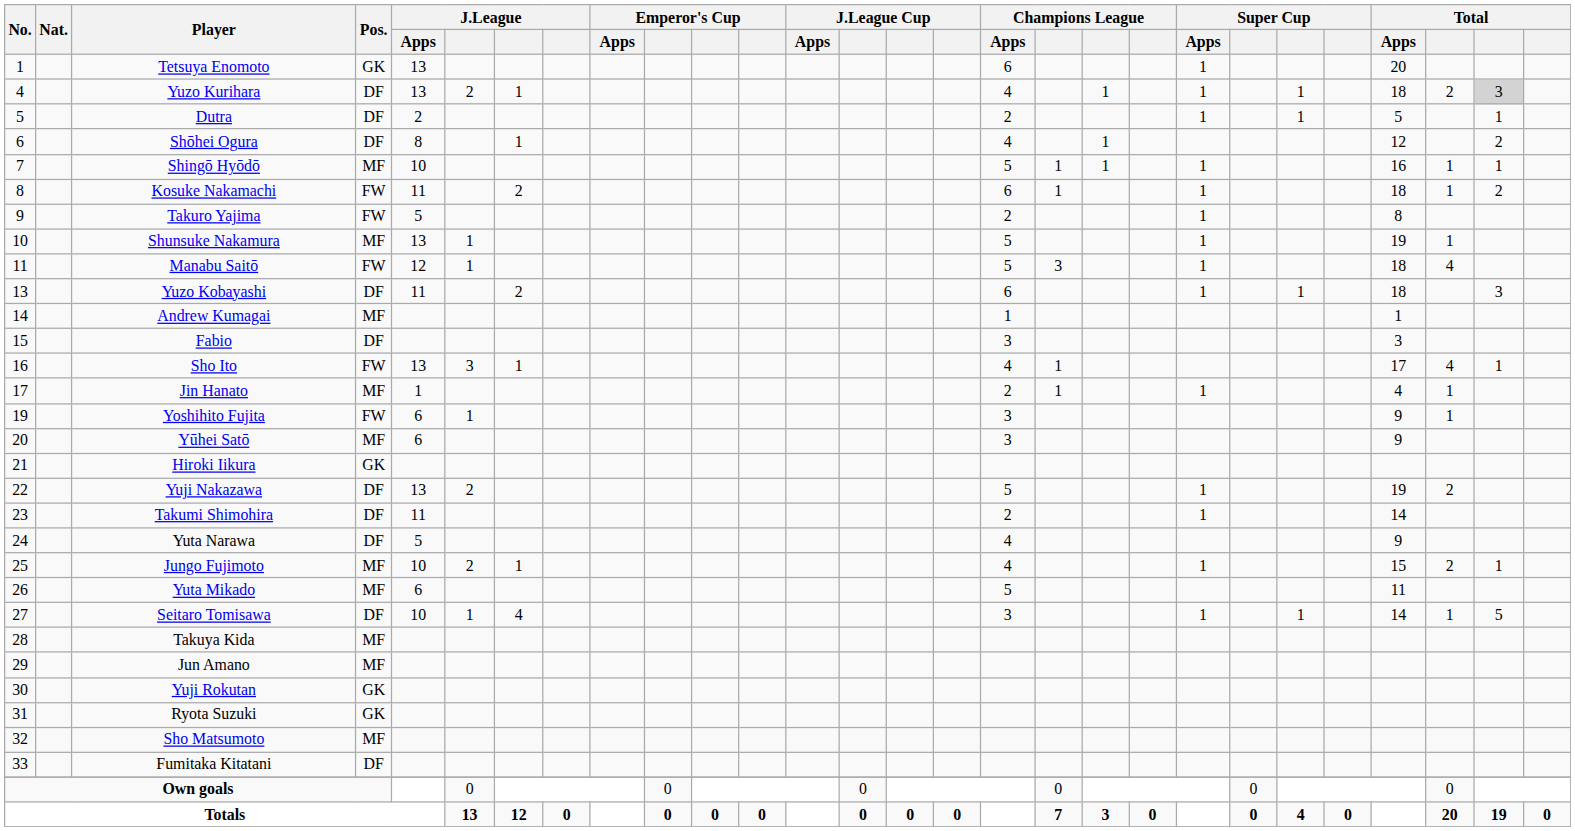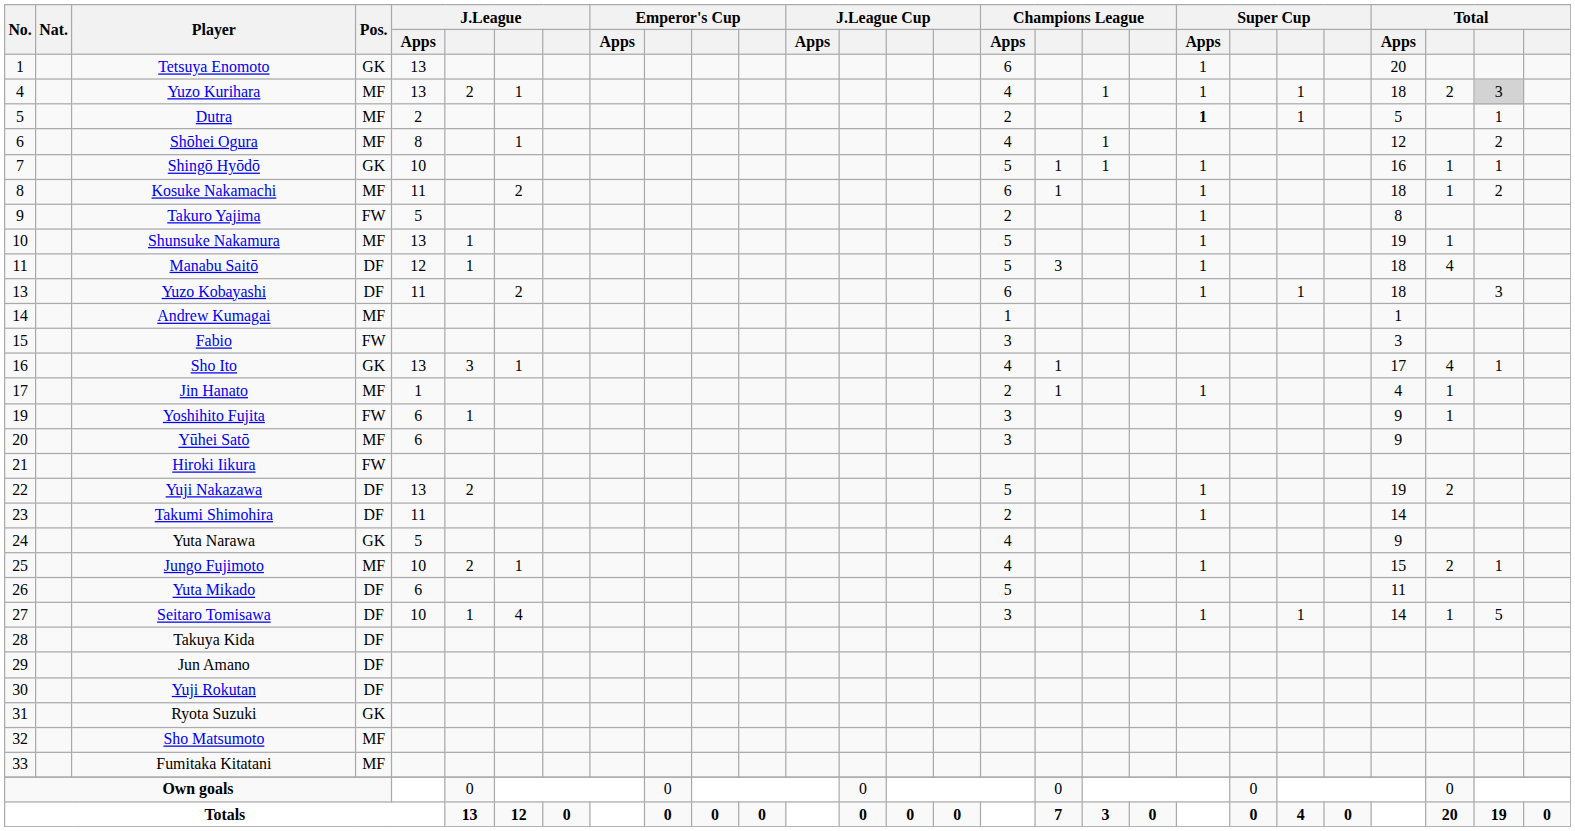(374, 92) DF -> (374, 92) MF
(374, 117) DF -> (374, 117) MF
(1203, 117) normal -> (1203, 117) bold
(374, 141) DF -> (374, 141) MF
(374, 166) MF -> (374, 166) GK
(374, 191) FW -> (374, 191) MF
(374, 266) FW -> (374, 266) DF
(374, 341) DF -> (374, 341) FW
(374, 366) FW -> (374, 366) GK
(374, 465) GK -> (374, 465) FW
(374, 540) DF -> (374, 540) GK
(374, 590) MF -> (374, 590) DF
(374, 640) MF -> (374, 640) DF
(374, 665) MF -> (374, 665) DF
(374, 690) GK -> (374, 690) DF
(374, 764) DF -> (374, 764) MF
